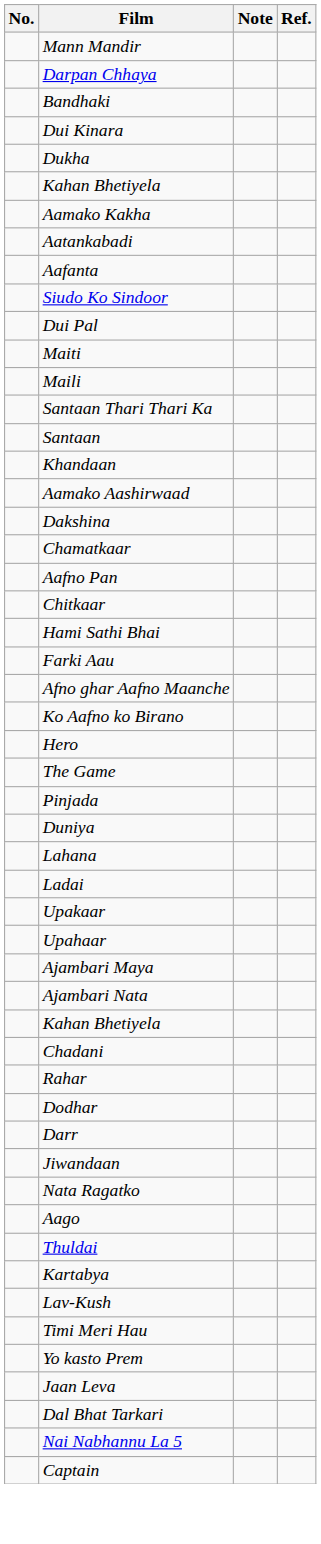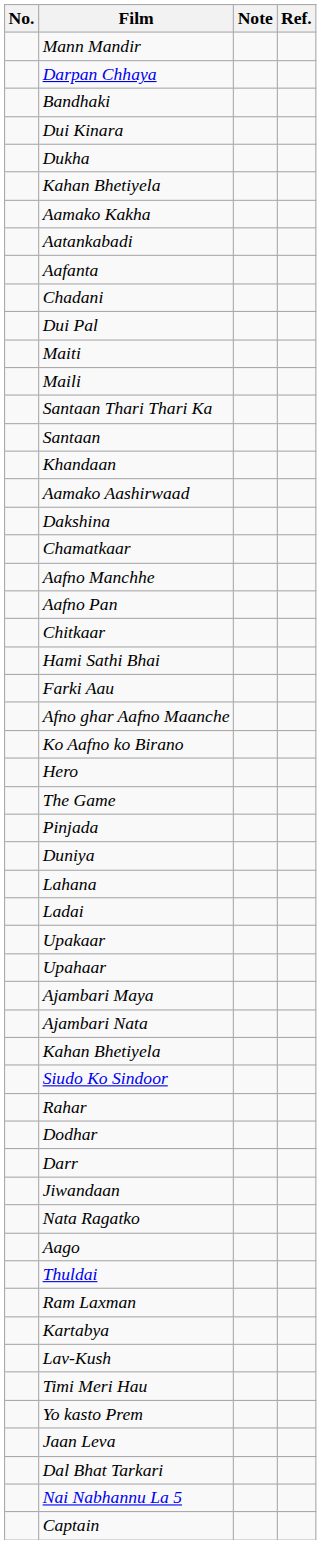rows swapped: (22, 1051) <-> (22, 298)
+ row: (22, 577)
+ row: (22, 1302)
